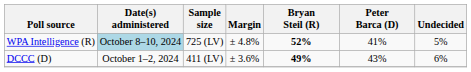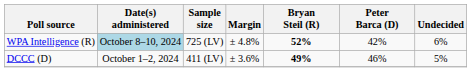(377, 42) 41% -> (377, 42) 42%
(441, 42) 5% -> (441, 42) 6%
(377, 59) 43% -> (377, 59) 46%
(441, 59) 6% -> (441, 59) 5%
